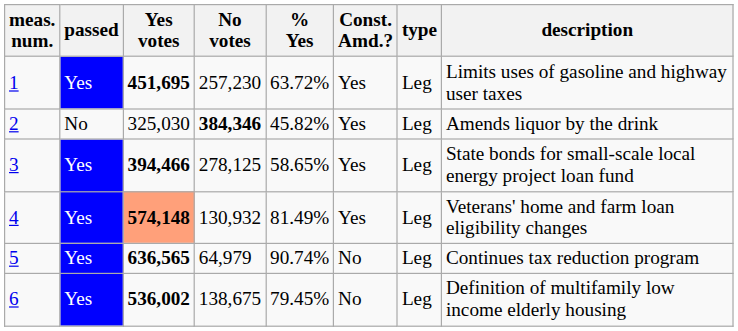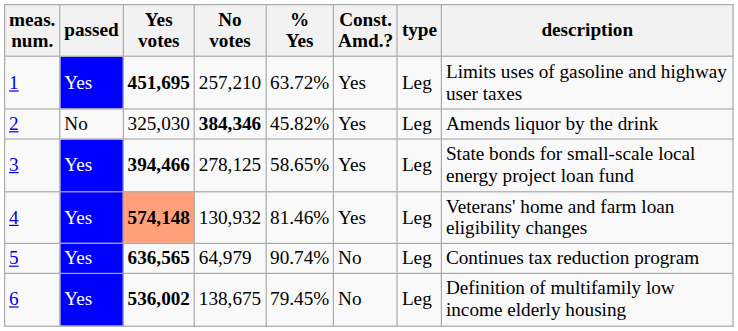(230, 82) 257,230 -> (230, 82) 257,210
(300, 217) 81.49% -> (300, 217) 81.46%
